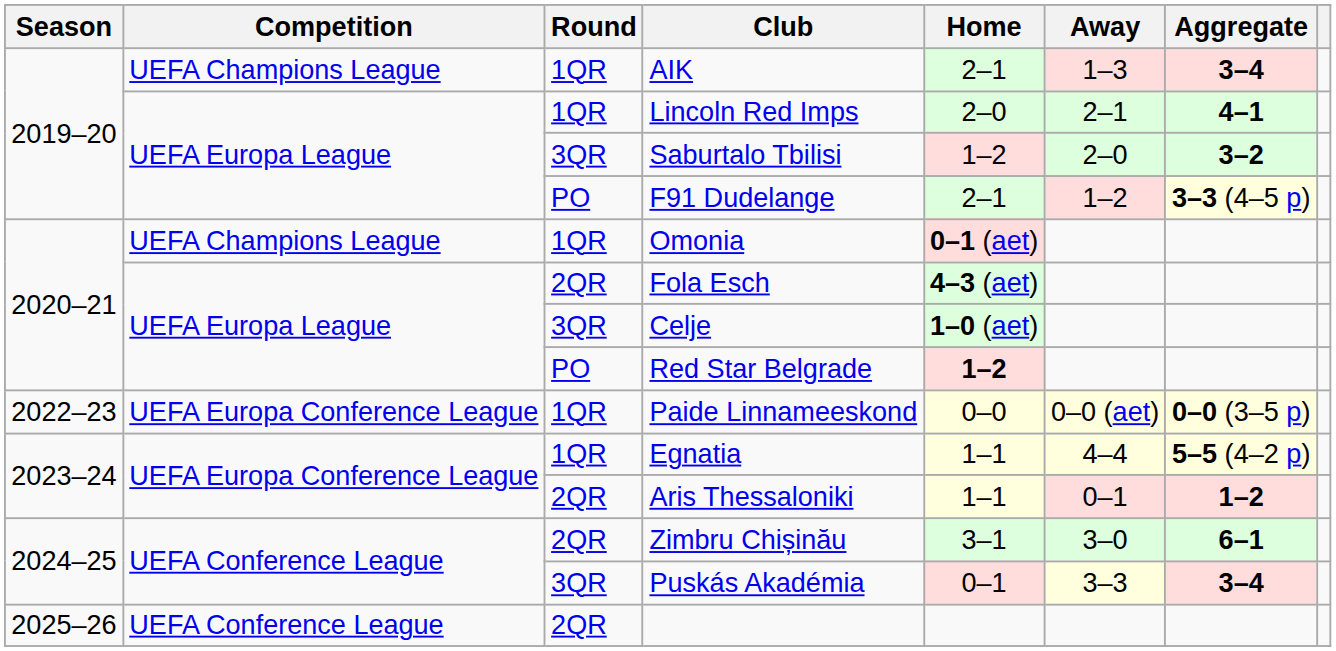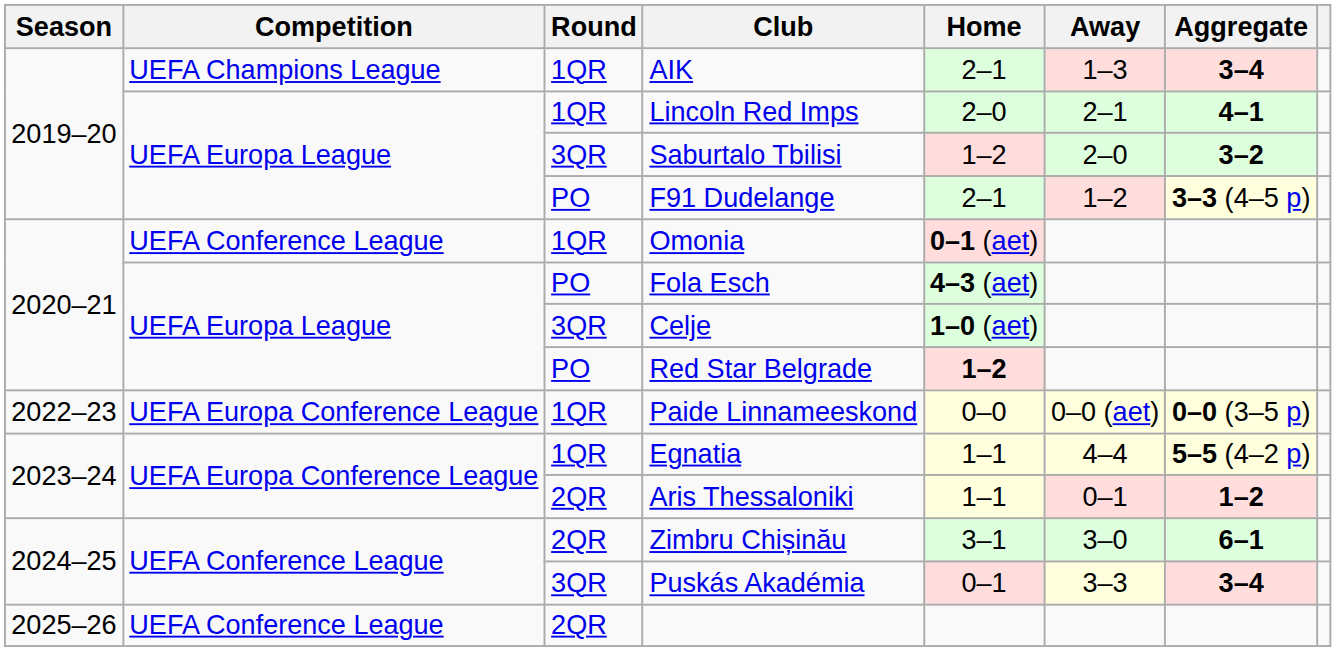(285, 241) UEFA Champions League -> (286, 241) UEFA Conference League
(579, 283) 2QR -> (571, 283) PO
